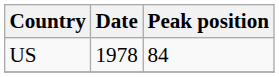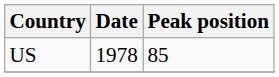(158, 54) 84 -> (158, 54) 85
